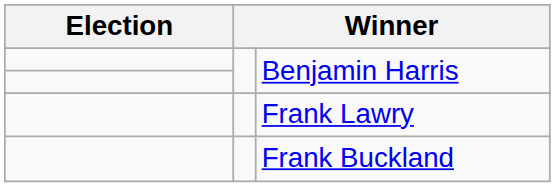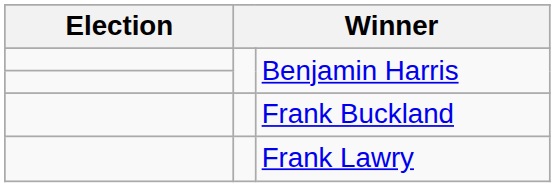rows swapped: (119, 159) <-> (119, 115)
